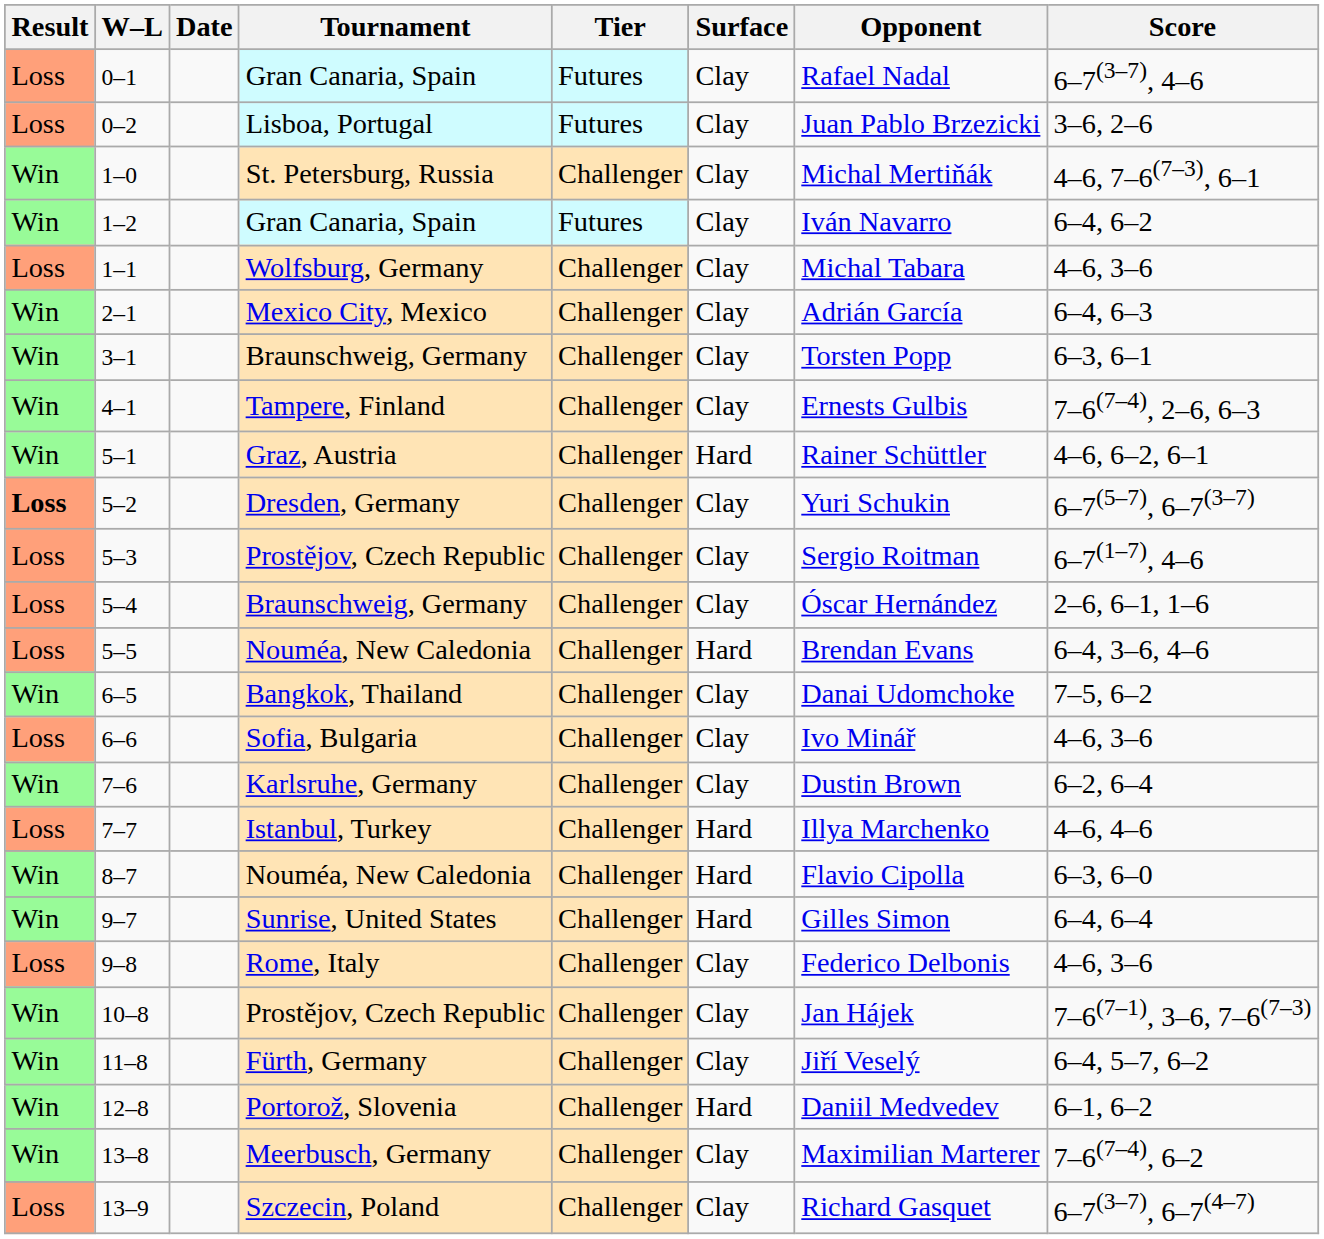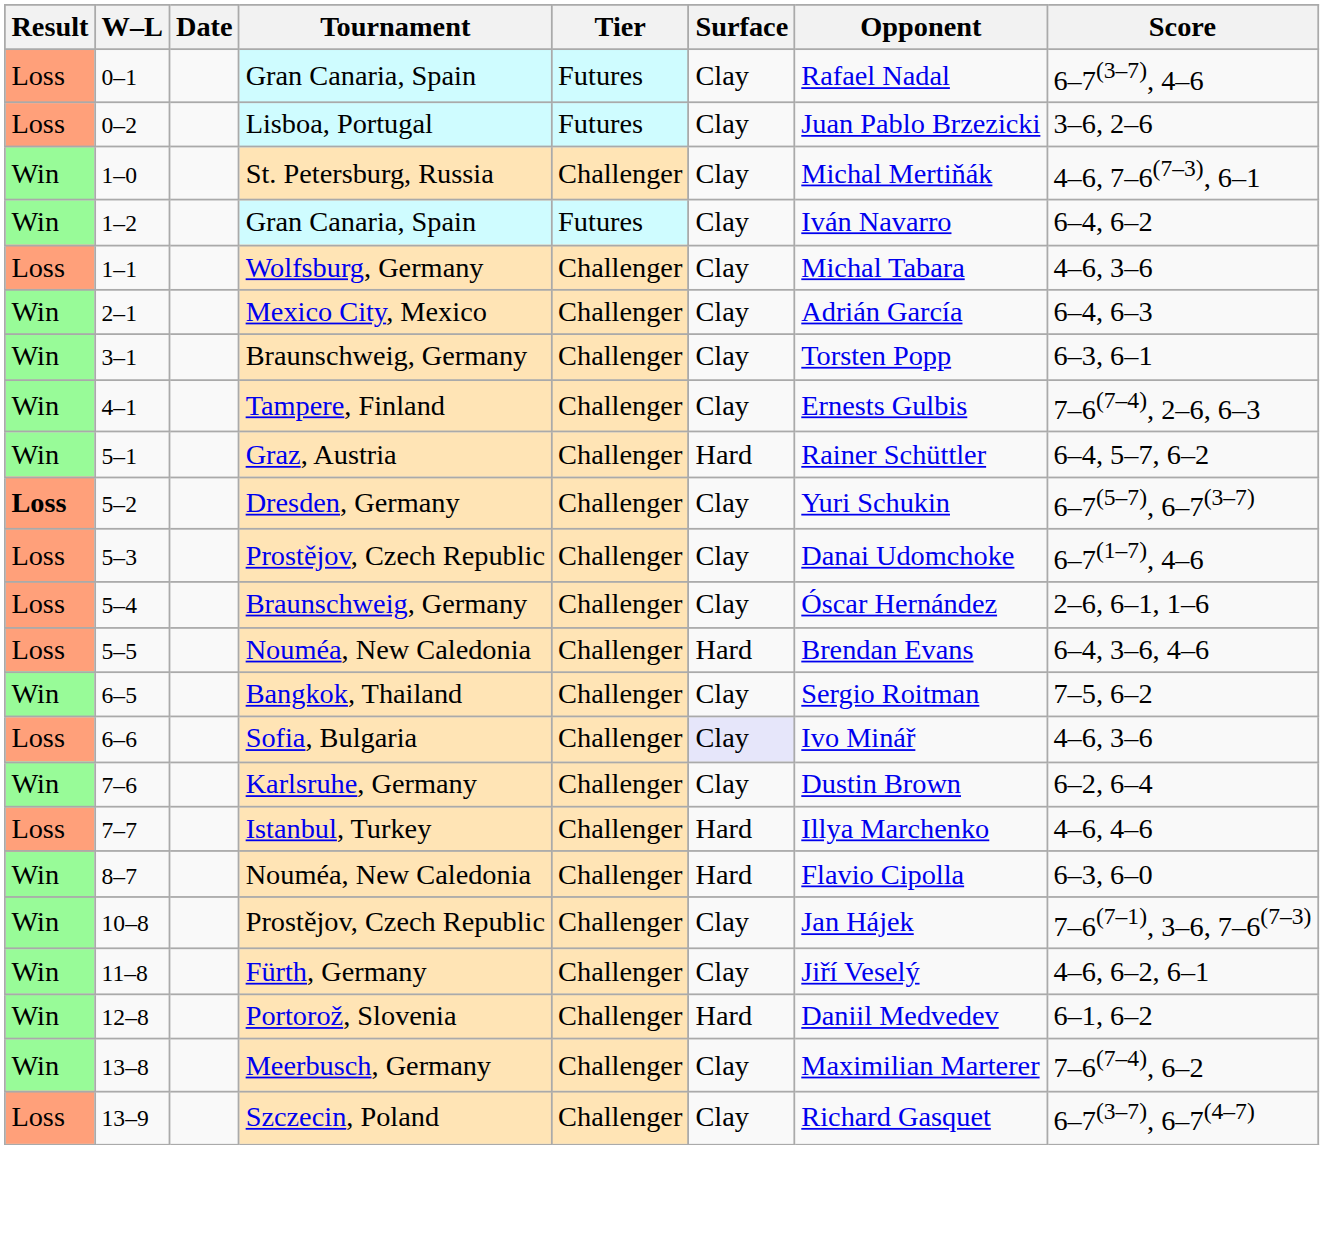(1131, 454) 4–6, 6–2, 6–1 -> (1131, 454) 6–4, 5–7, 6–2
(890, 555) Sergio Roitman -> (908, 555) Danai Udomchoke
(908, 694) Danai Udomchoke -> (890, 694) Sergio Roitman
(722, 738) no background -> (722, 738) lavender background
- row: (119, 920)
- row: (119, 965)
(1131, 1061) 6–4, 5–7, 6–2 -> (1131, 971) 4–6, 6–2, 6–1
